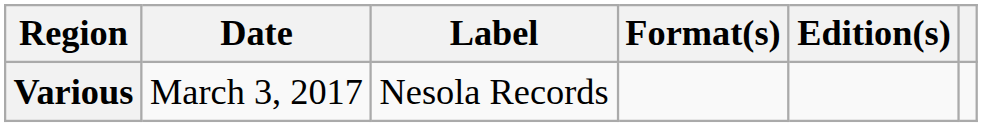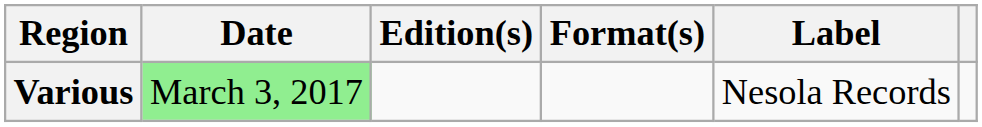columns swapped: (874, 33) <-> (494, 33)
(256, 90) no background -> (256, 90) lightgreen background
